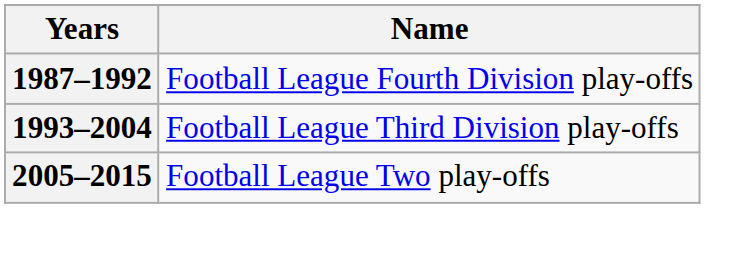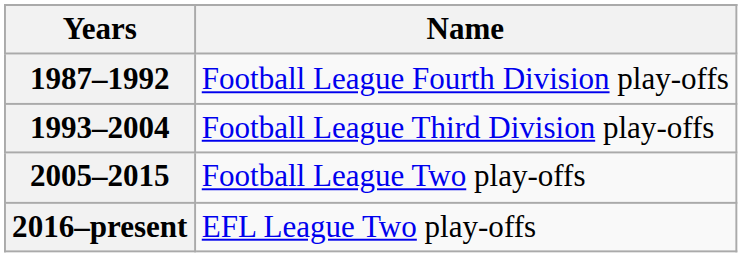+ row: (100, 226)
